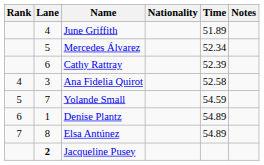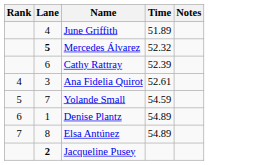- column: (173, 13)
(47, 47) normal -> (47, 47) bold
(214, 47) 52.34 -> (160, 47) 52.32
(214, 82) 52.58 -> (160, 82) 52.61
